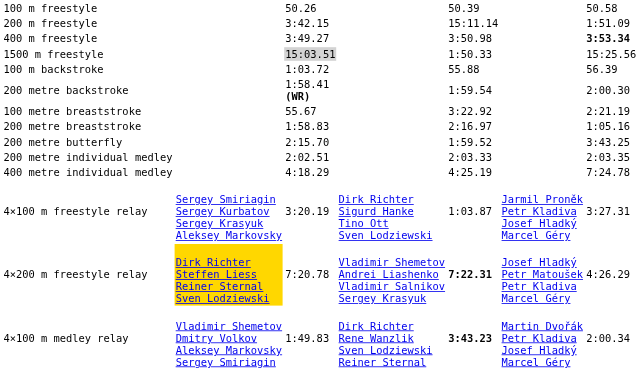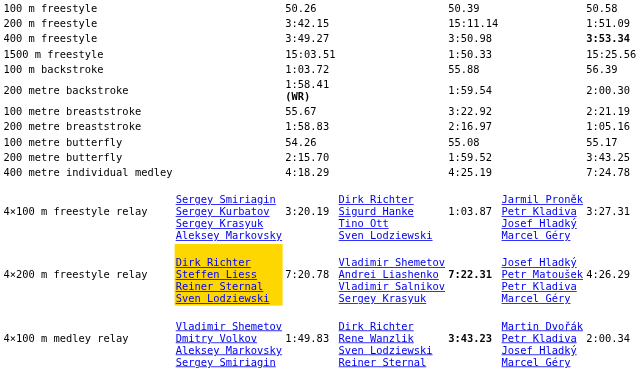(310, 54) lightgrey background -> (310, 54) no background
+ row: (63, 142)
- row: (88, 157)
